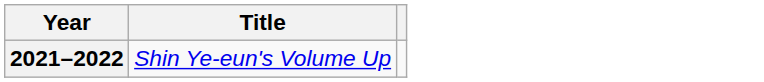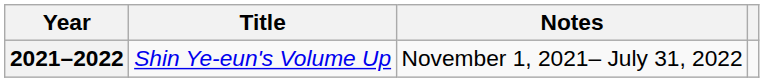+ column: (572, 22)
